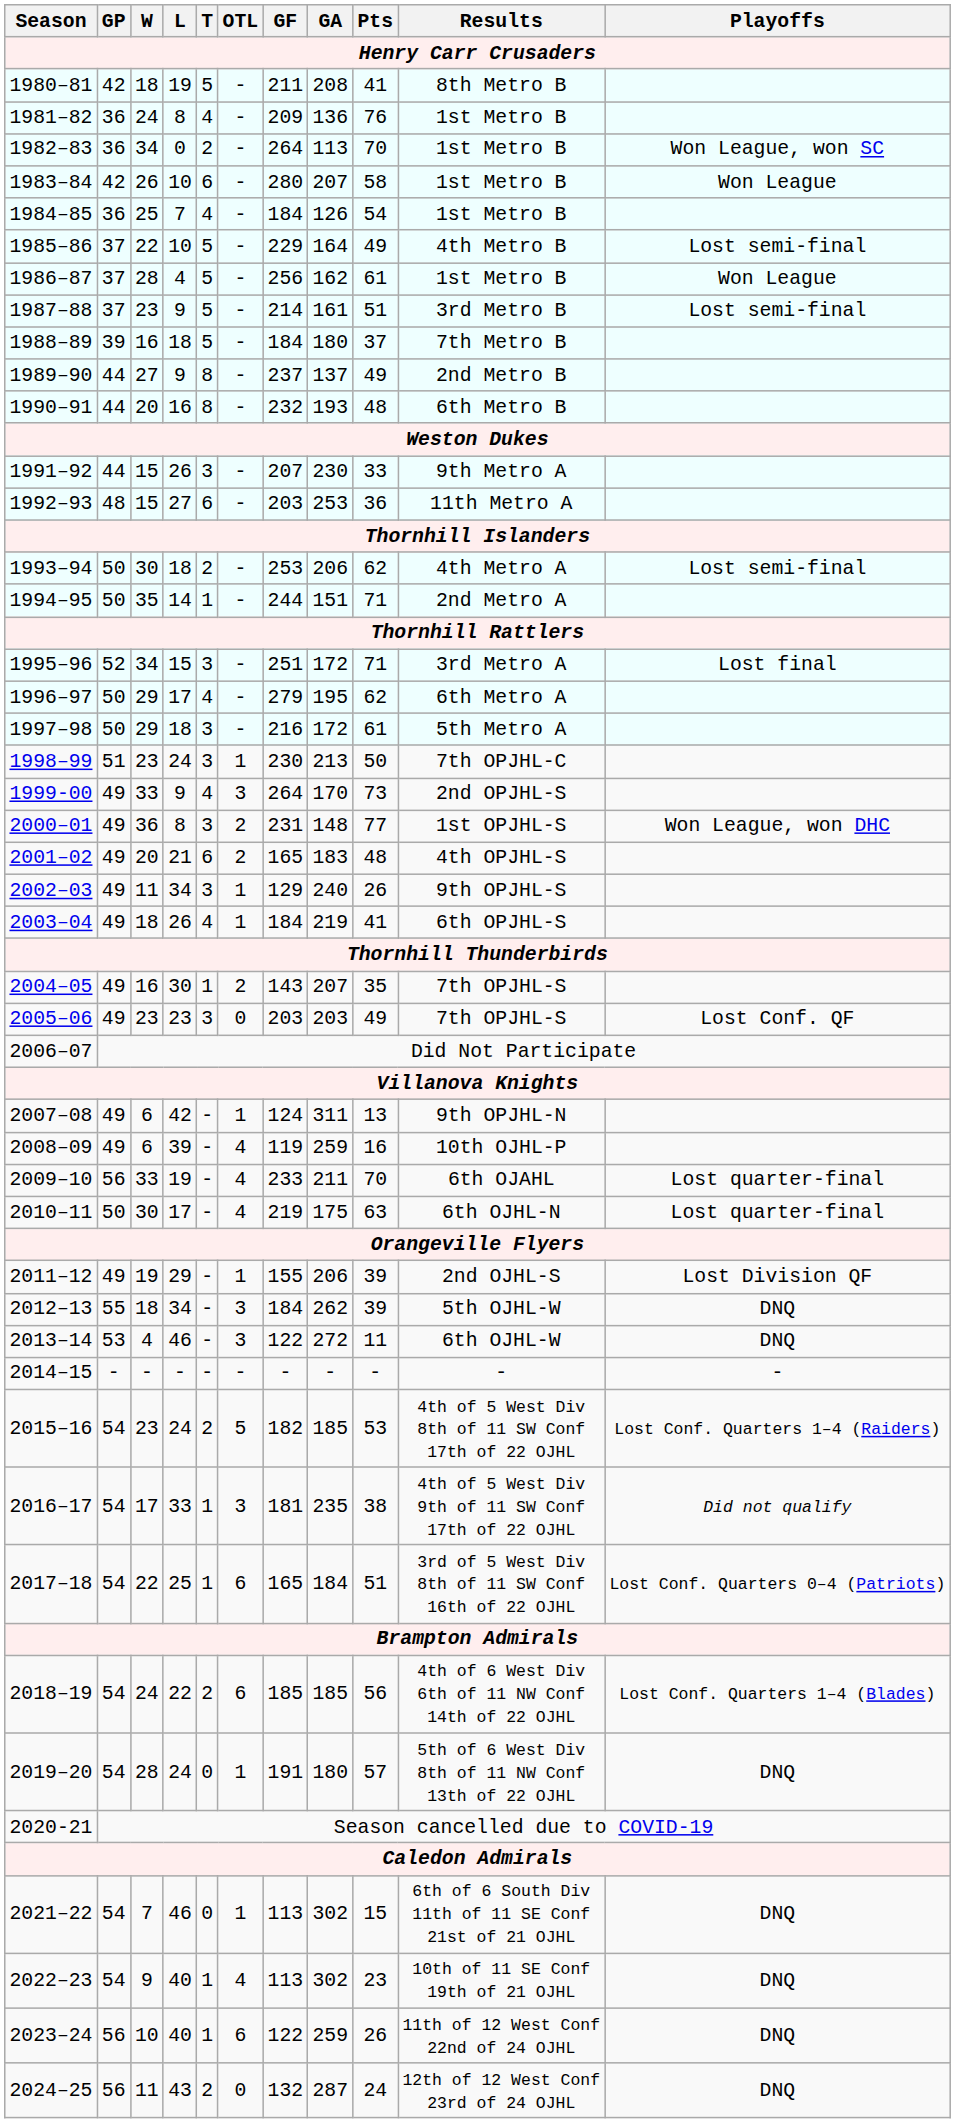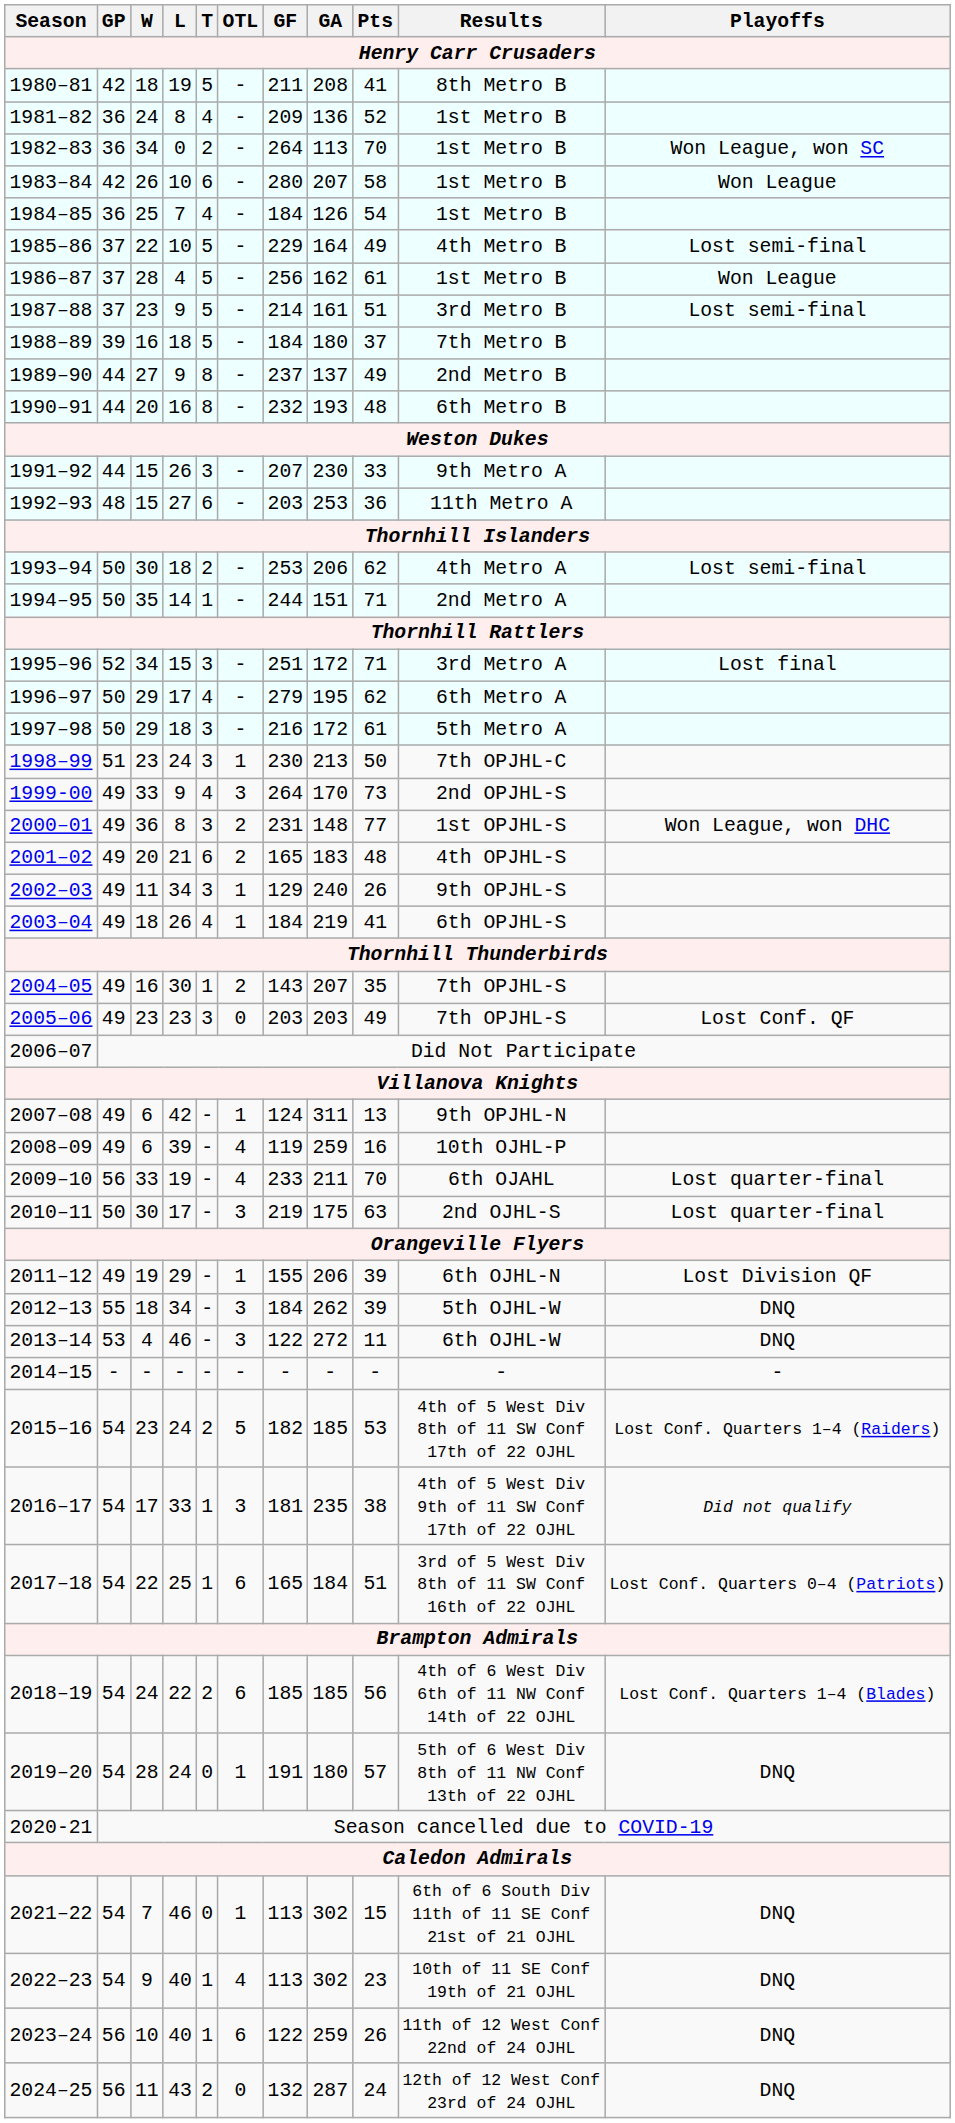(375, 117) 76 -> (375, 117) 52
(240, 1212) 4 -> (240, 1212) 3
(501, 1212) 6th OJHL-N -> (501, 1212) 2nd OJHL-S
(501, 1277) 2nd OJHL-S -> (501, 1277) 6th OJHL-N
